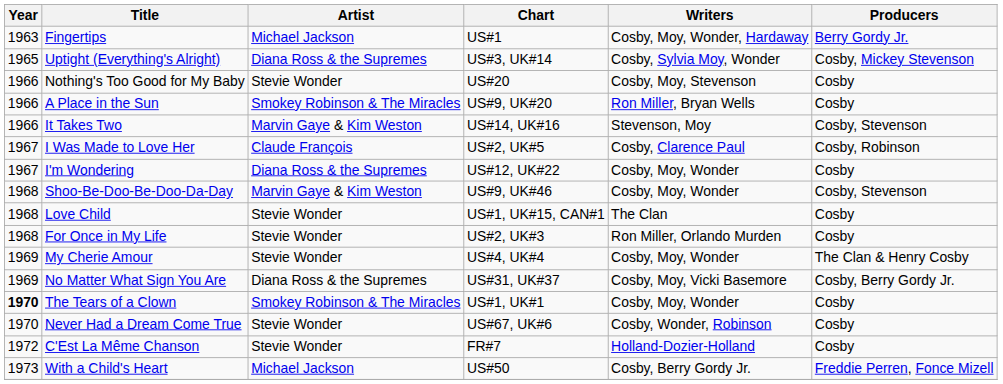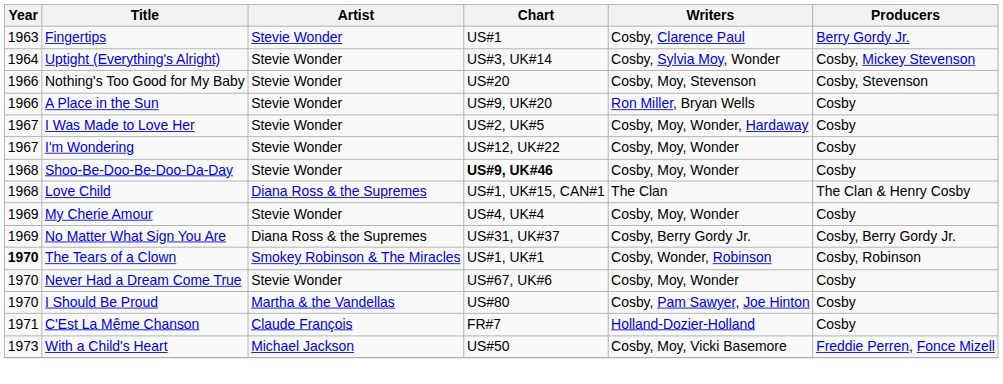(303, 37) Michael Jackson -> (297, 37) Stevie Wonder
(710, 37) Cosby, Moy, Wonder, Hardaway -> (678, 37) Cosby, Clarence Paul
(23, 59) 1965 -> (23, 59) 1964
(339, 59) Diana Ross & the Supremes -> (297, 59) Stevie Wonder
(835, 81) Cosby -> (872, 81) Cosby, Stevenson
(356, 103) Smokey Robinson & The Miracles -> (297, 103) Stevie Wonder
- row: (83, 125)
(302, 147) Claude François -> (297, 125) Stevie Wonder
(678, 147) Cosby, Clarence Paul -> (710, 125) Cosby, Moy, Wonder, Hardaway
(867, 147) Cosby, Robinson -> (836, 125) Cosby
(339, 170) Diana Ross & the Supremes -> (297, 147) Stevie Wonder
(337, 192) Marvin Gaye & Kim Weston -> (297, 170) Stevie Wonder
(510, 192) normal -> (510, 170) bold
(871, 192) Cosby, Stevenson -> (836, 170) Cosby
(297, 214) Stevie Wonder -> (339, 192) Diana Ross & the Supremes
(835, 214) Cosby -> (893, 192) The Clan & Henry Cosby
- row: (106, 236)
(892, 258) The Clan & Henry Cosby -> (836, 214) Cosby
(699, 280) Cosby, Moy, Vicki Basemore -> (681, 236) Cosby, Berry Gordy Jr.
(675, 302) Cosby, Moy, Wonder -> (691, 258) Cosby, Wonder, Robinson
(835, 302) Cosby -> (869, 258) Cosby, Robinson
(691, 324) Cosby, Wonder, Robinson -> (675, 280) Cosby, Moy, Wonder
+ row: (102, 302)
(23, 346) 1972 -> (23, 324) 1971
(297, 346) Stevie Wonder -> (302, 324) Claude François
(681, 368) Cosby, Berry Gordy Jr. -> (699, 346) Cosby, Moy, Vicki Basemore
